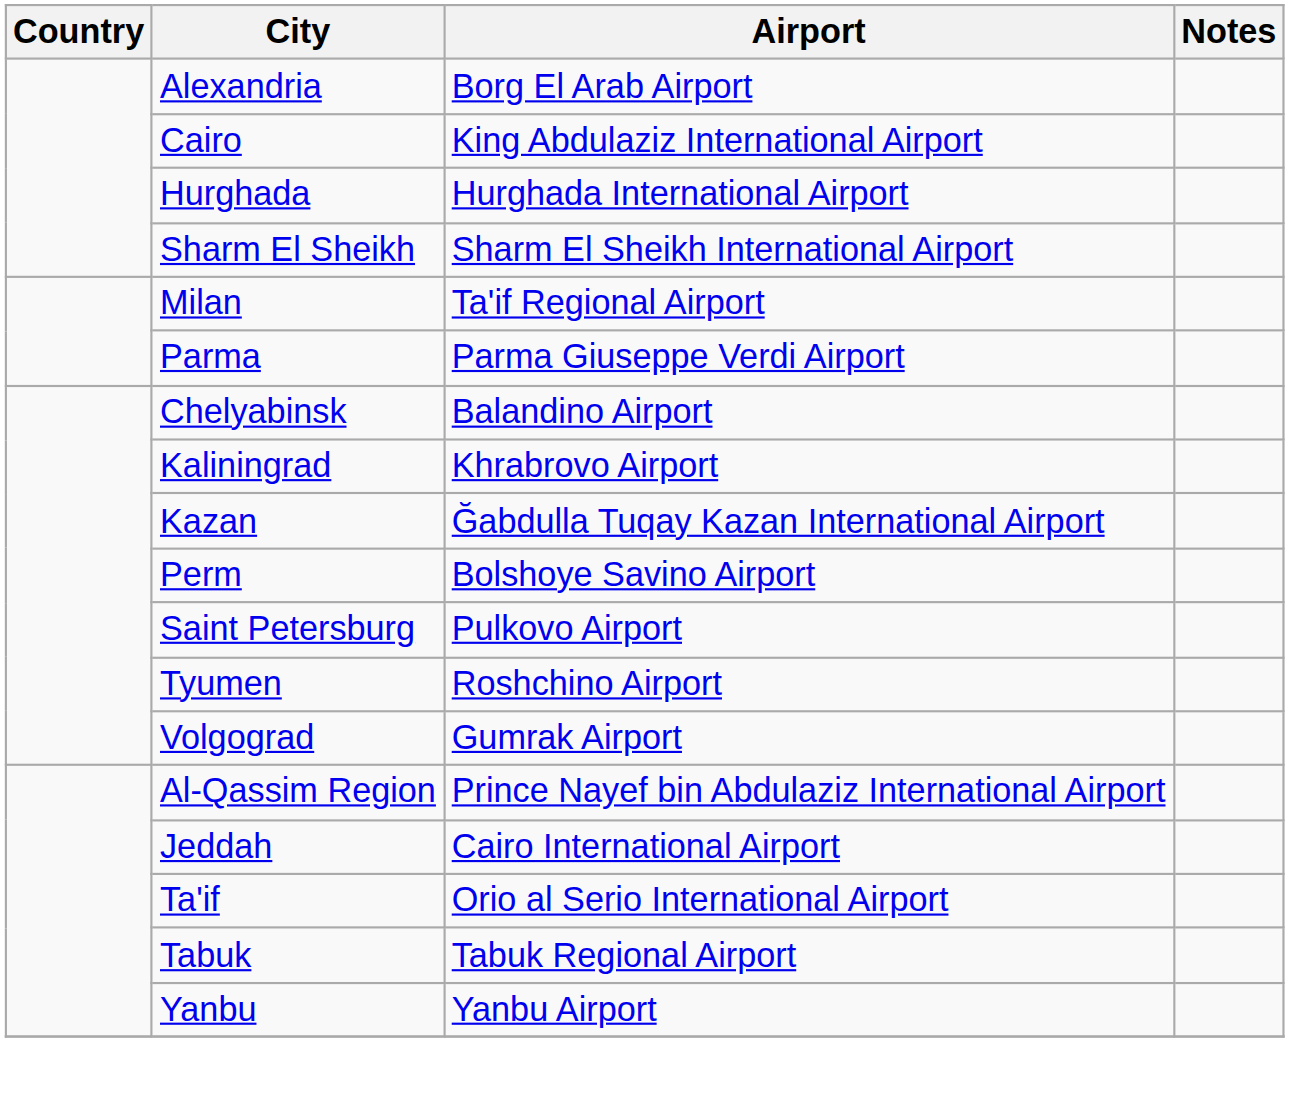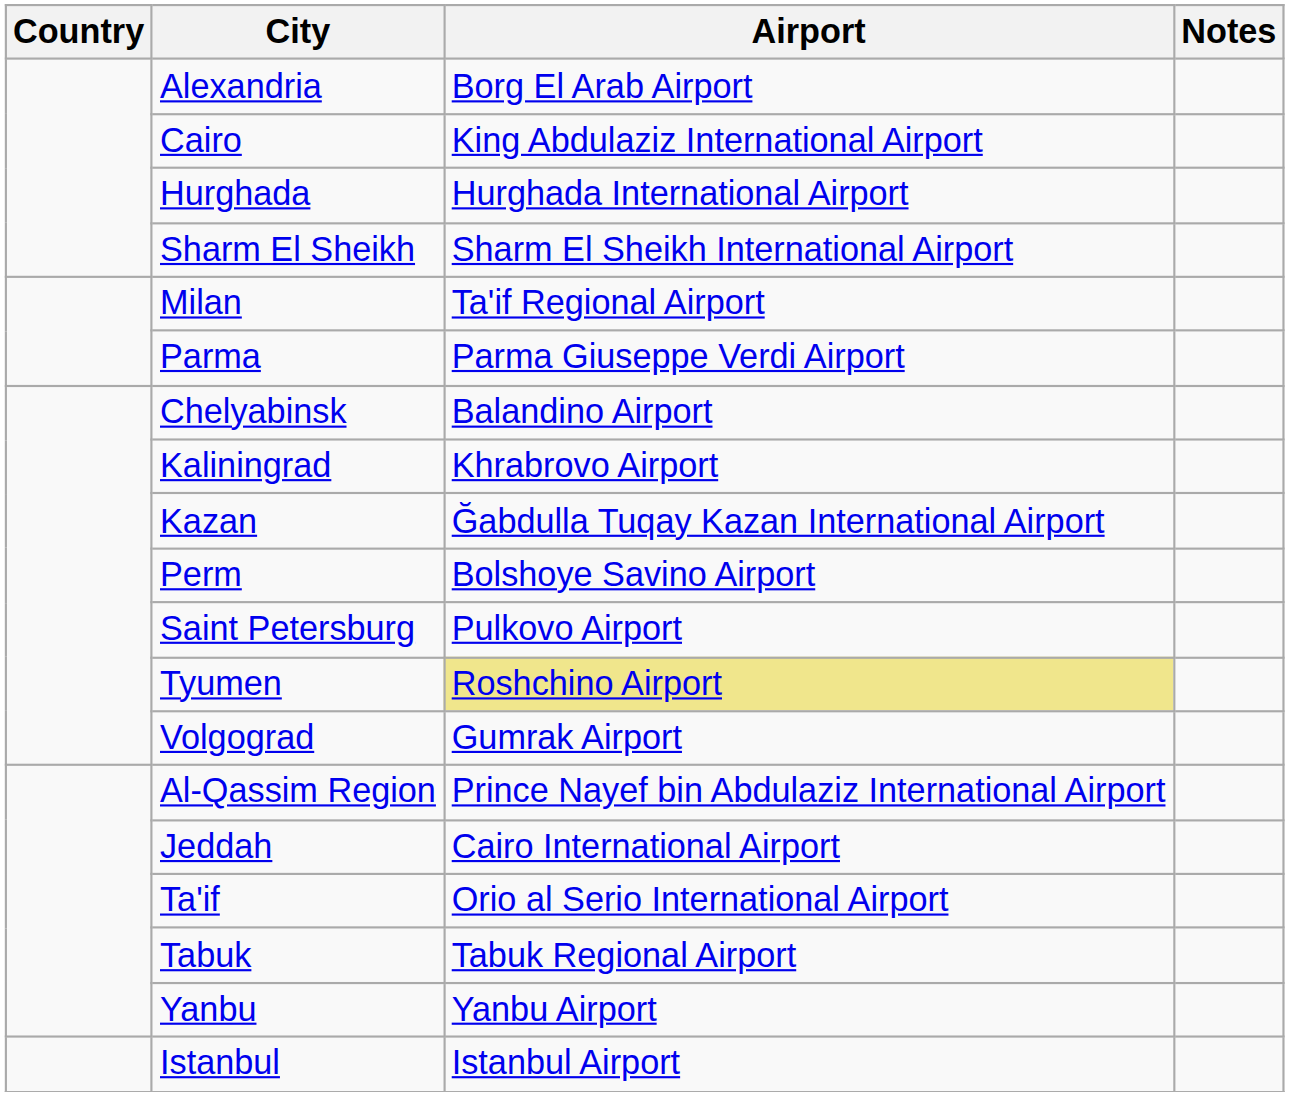(587, 683) no background -> (587, 683) khaki background
+ row: (220, 1063)
